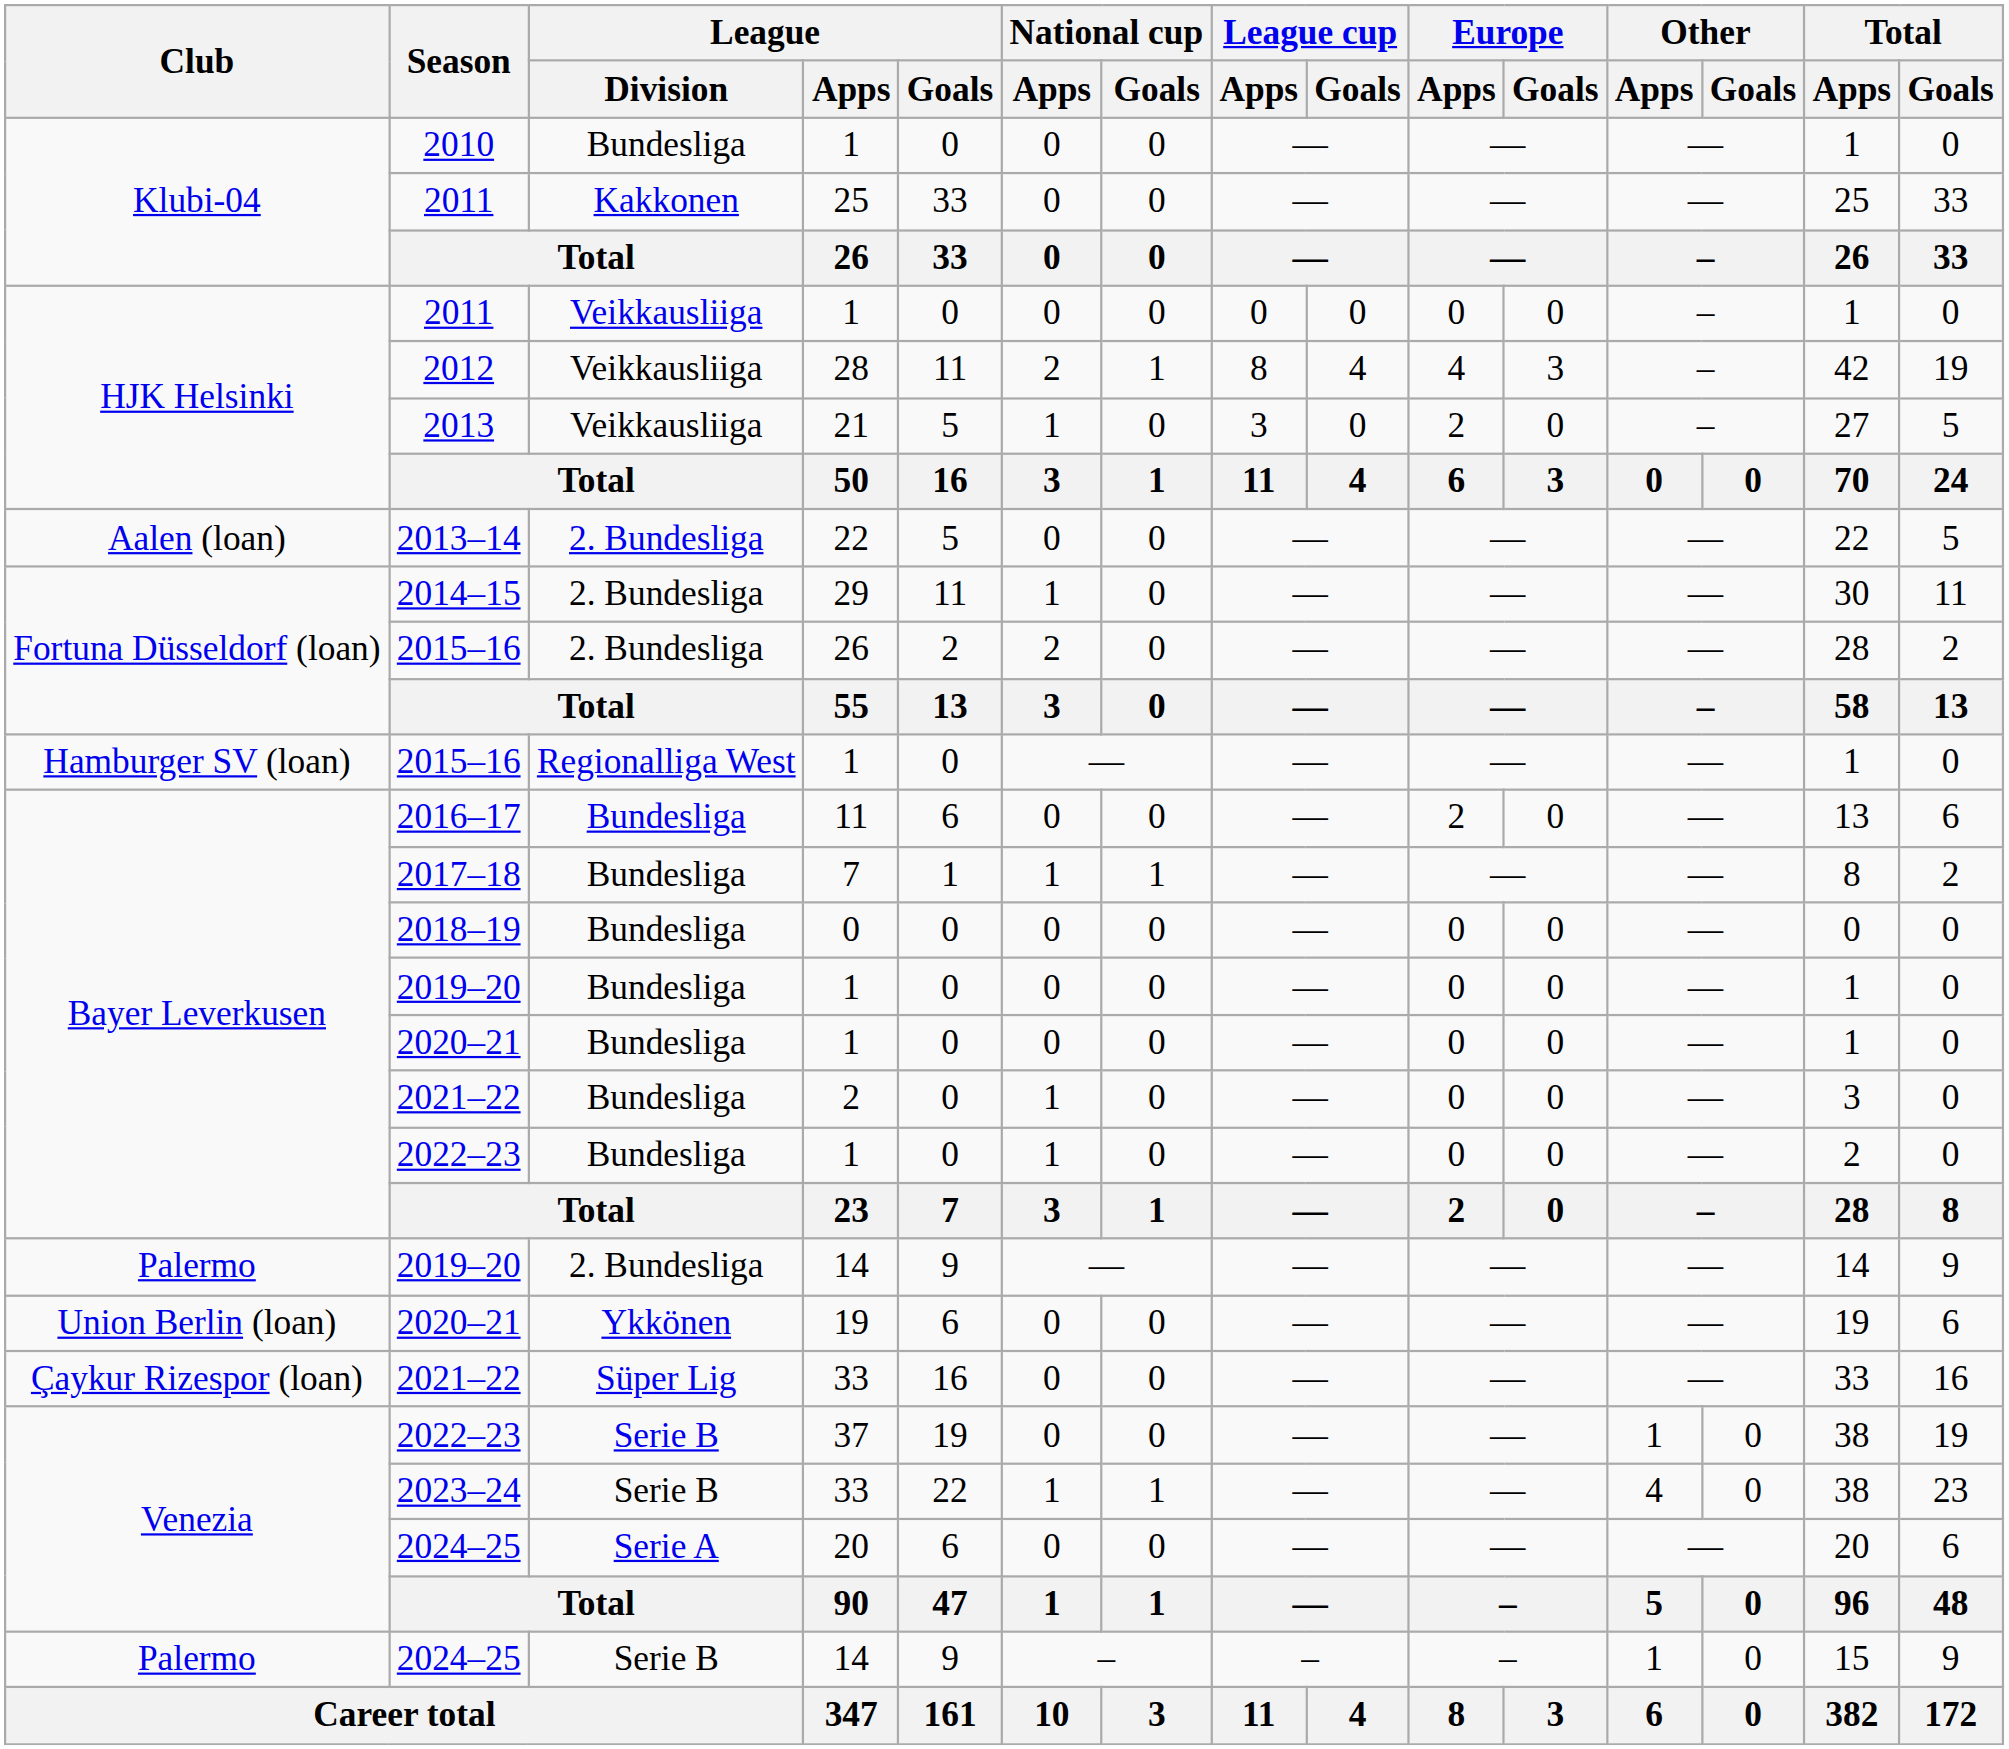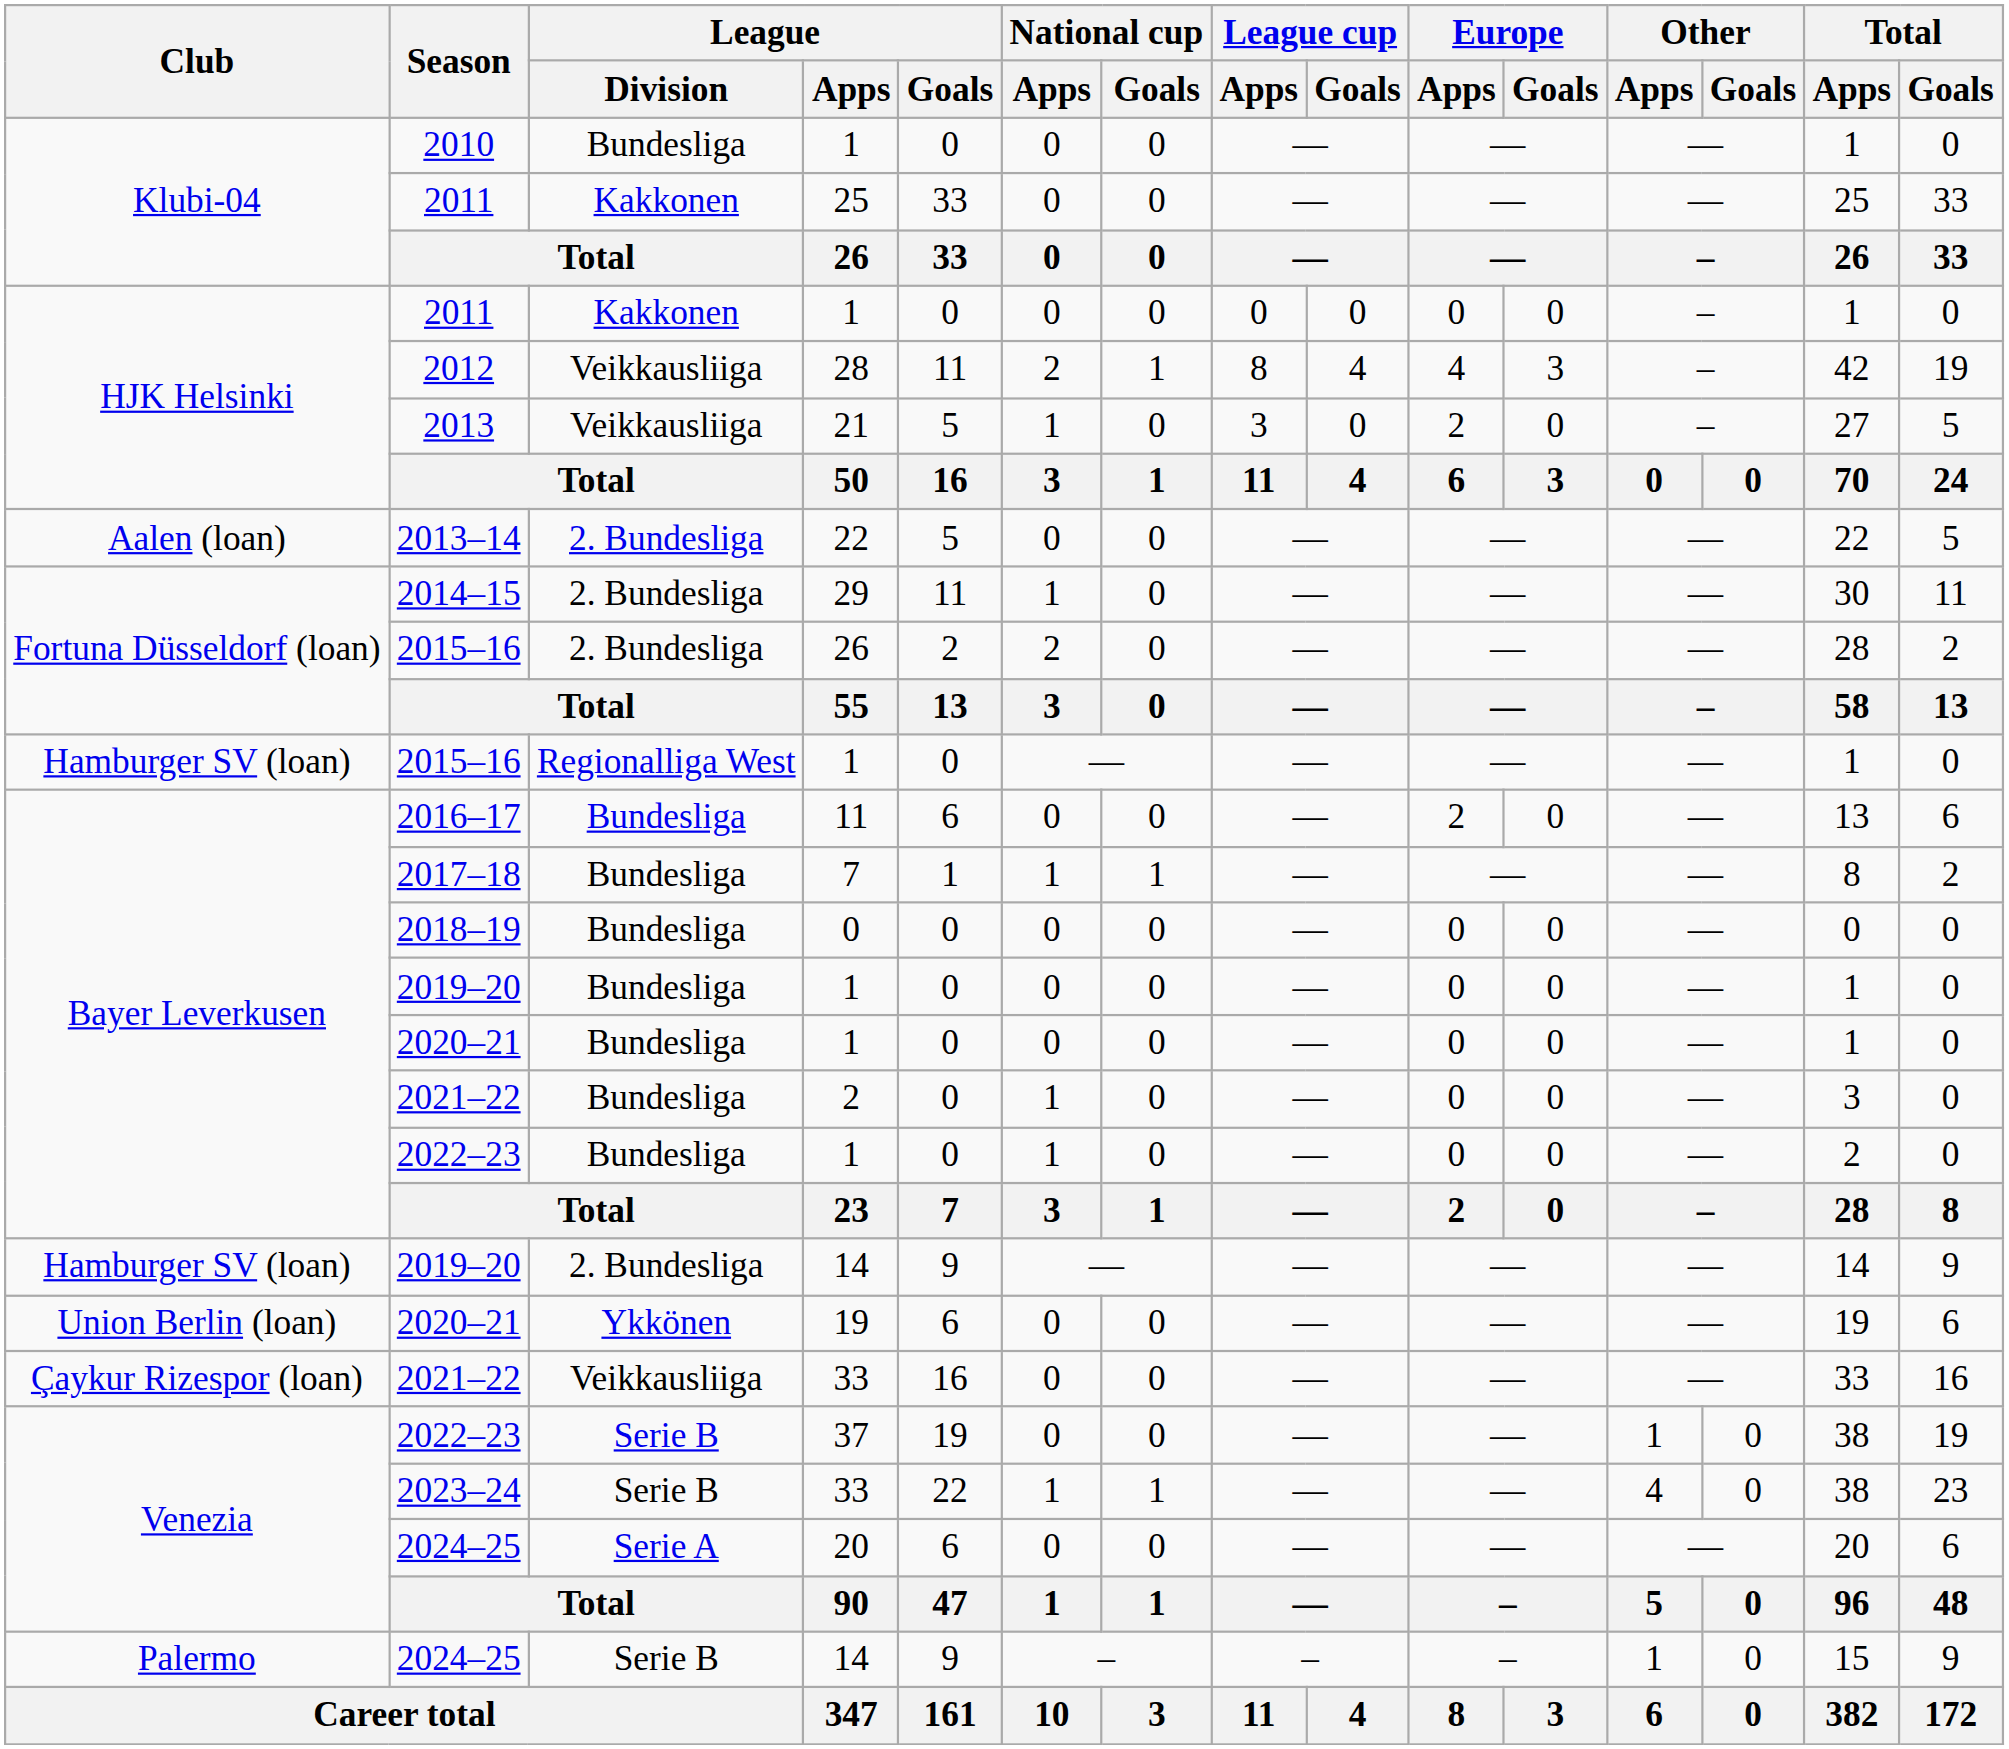(666, 312) Veikkausliiga -> (666, 312) Kakkonen
(197, 1266) Palermo -> (197, 1266) Hamburger SV (loan)
(666, 1378) Süper Lig -> (666, 1378) Veikkausliiga
